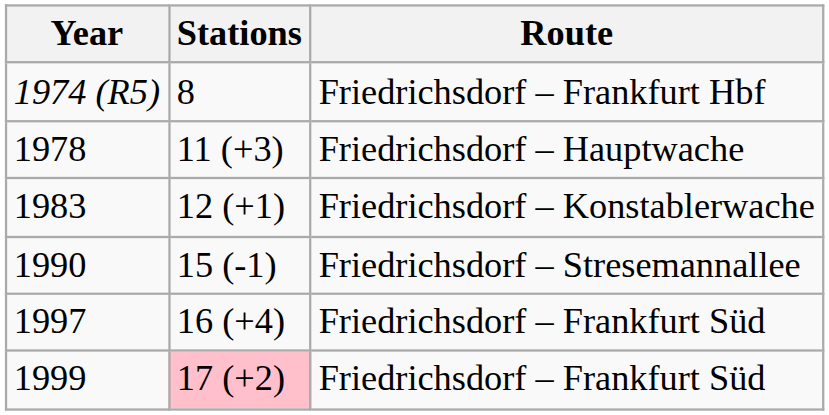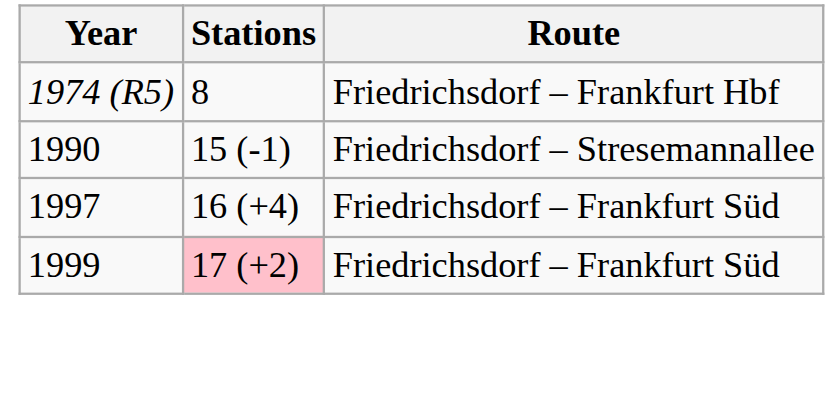- row: (50, 148)
- row: (50, 206)
